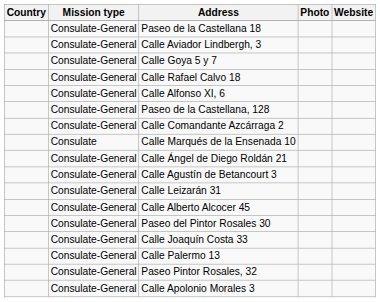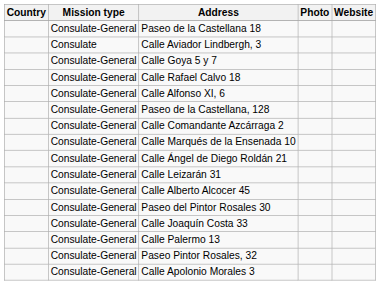(94, 45) Consulate-General -> (74, 45) Consulate
(74, 142) Consulate -> (94, 142) Consulate-General
- row: (209, 175)
